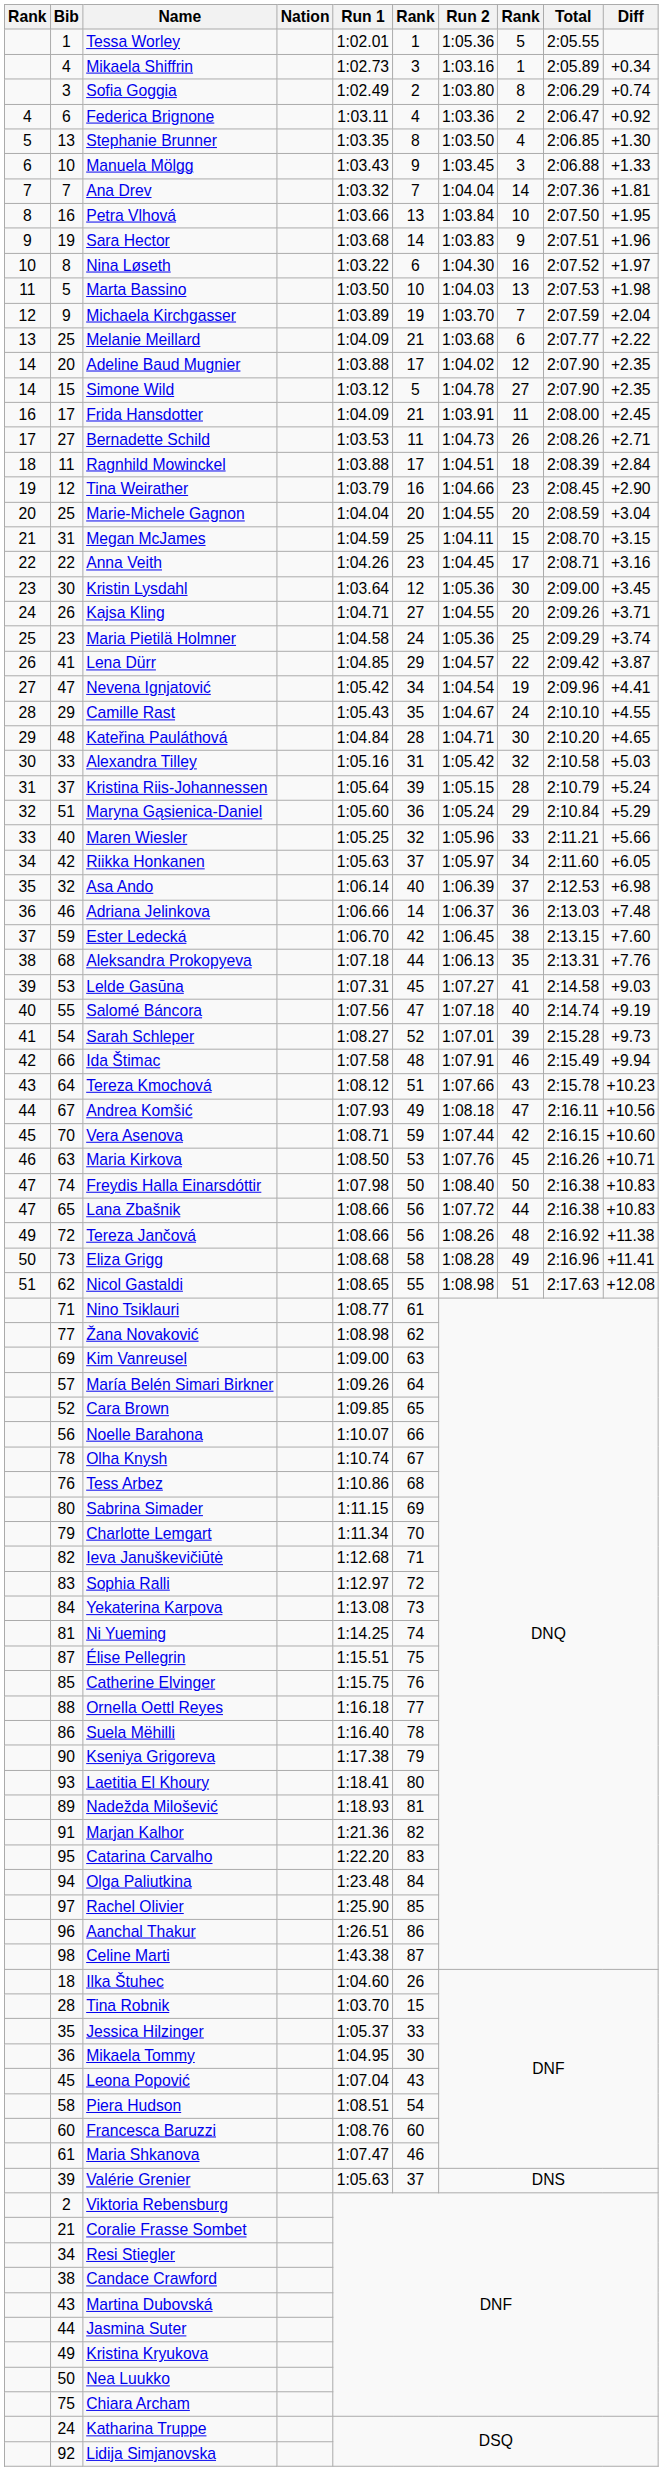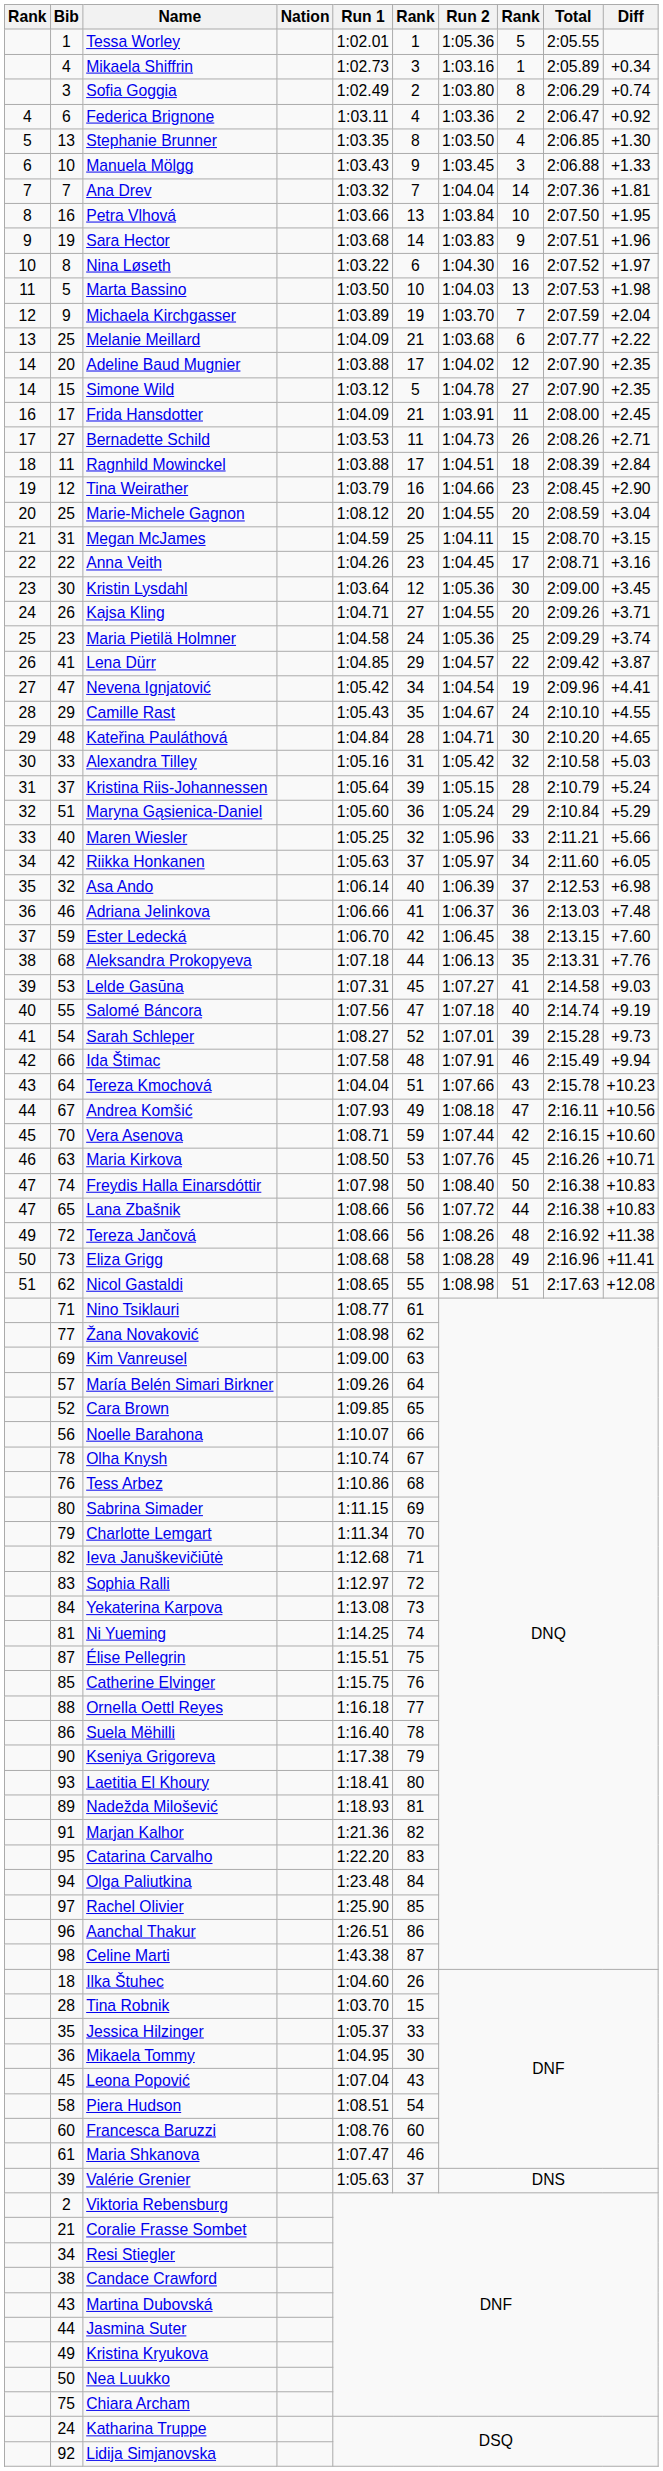(363, 514) 1:04.04 -> (363, 514) 1:08.12
(415, 912) 14 -> (415, 912) 41
(363, 1086) 1:08.12 -> (363, 1086) 1:04.04
